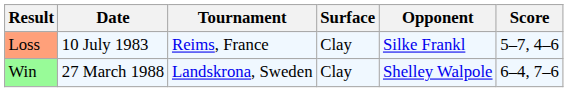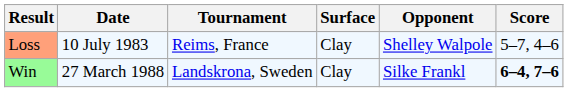(424, 44) Silke Frankl -> (438, 44) Shelley Walpole
(438, 72) Shelley Walpole -> (424, 72) Silke Frankl
(530, 72) normal -> (530, 72) bold
